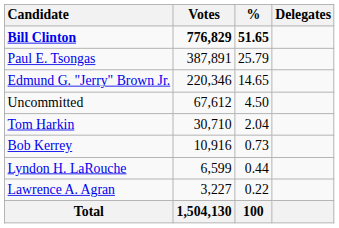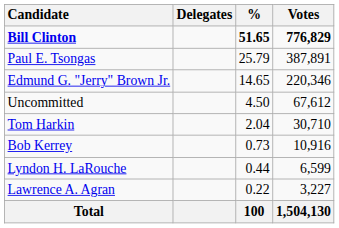columns swapped: (204, 15) <-> (303, 15)
